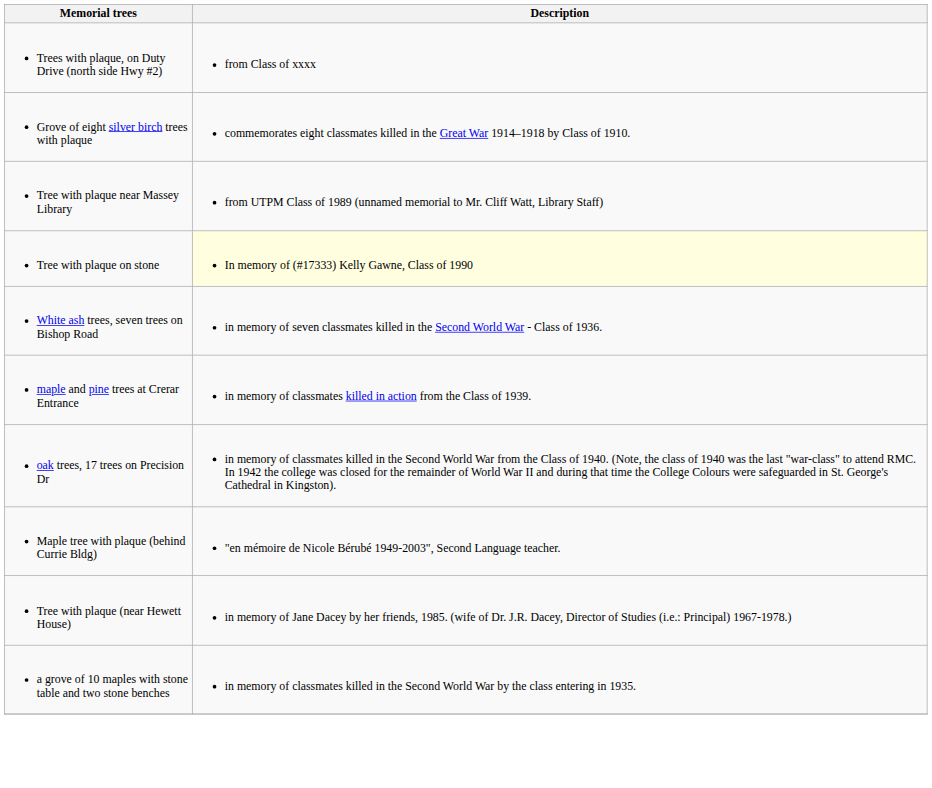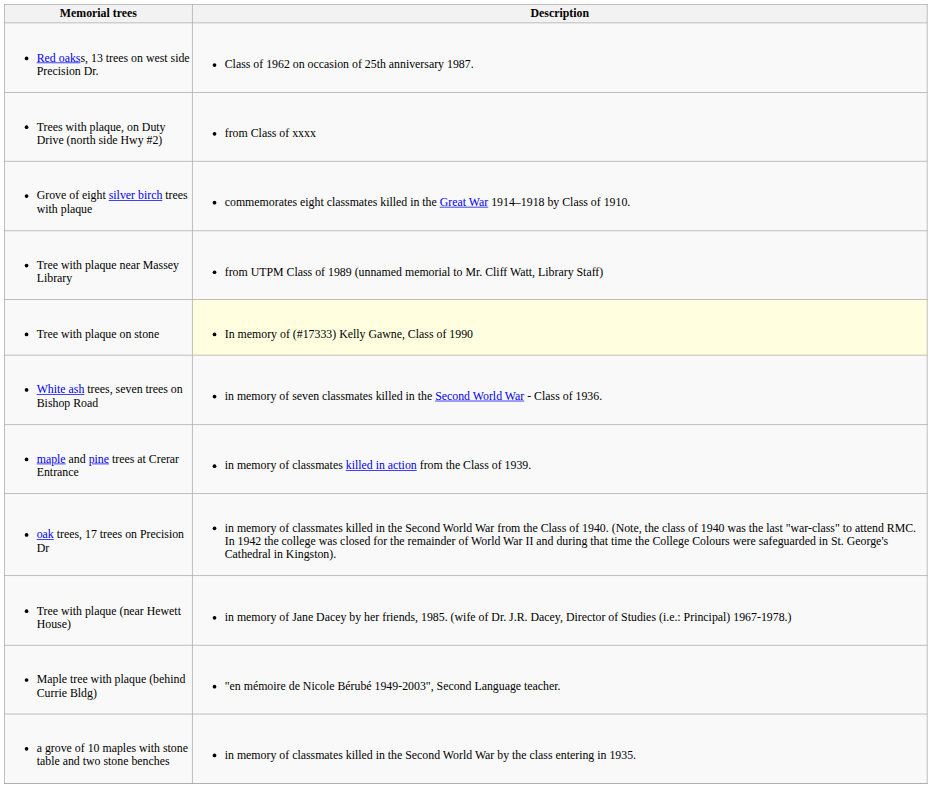+ row: (98, 64)
rows swapped: (98, 548) <-> (98, 617)
